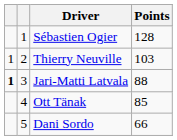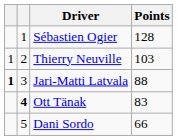(24, 102) normal -> (24, 102) bold
(141, 102) 85 -> (141, 102) 83
